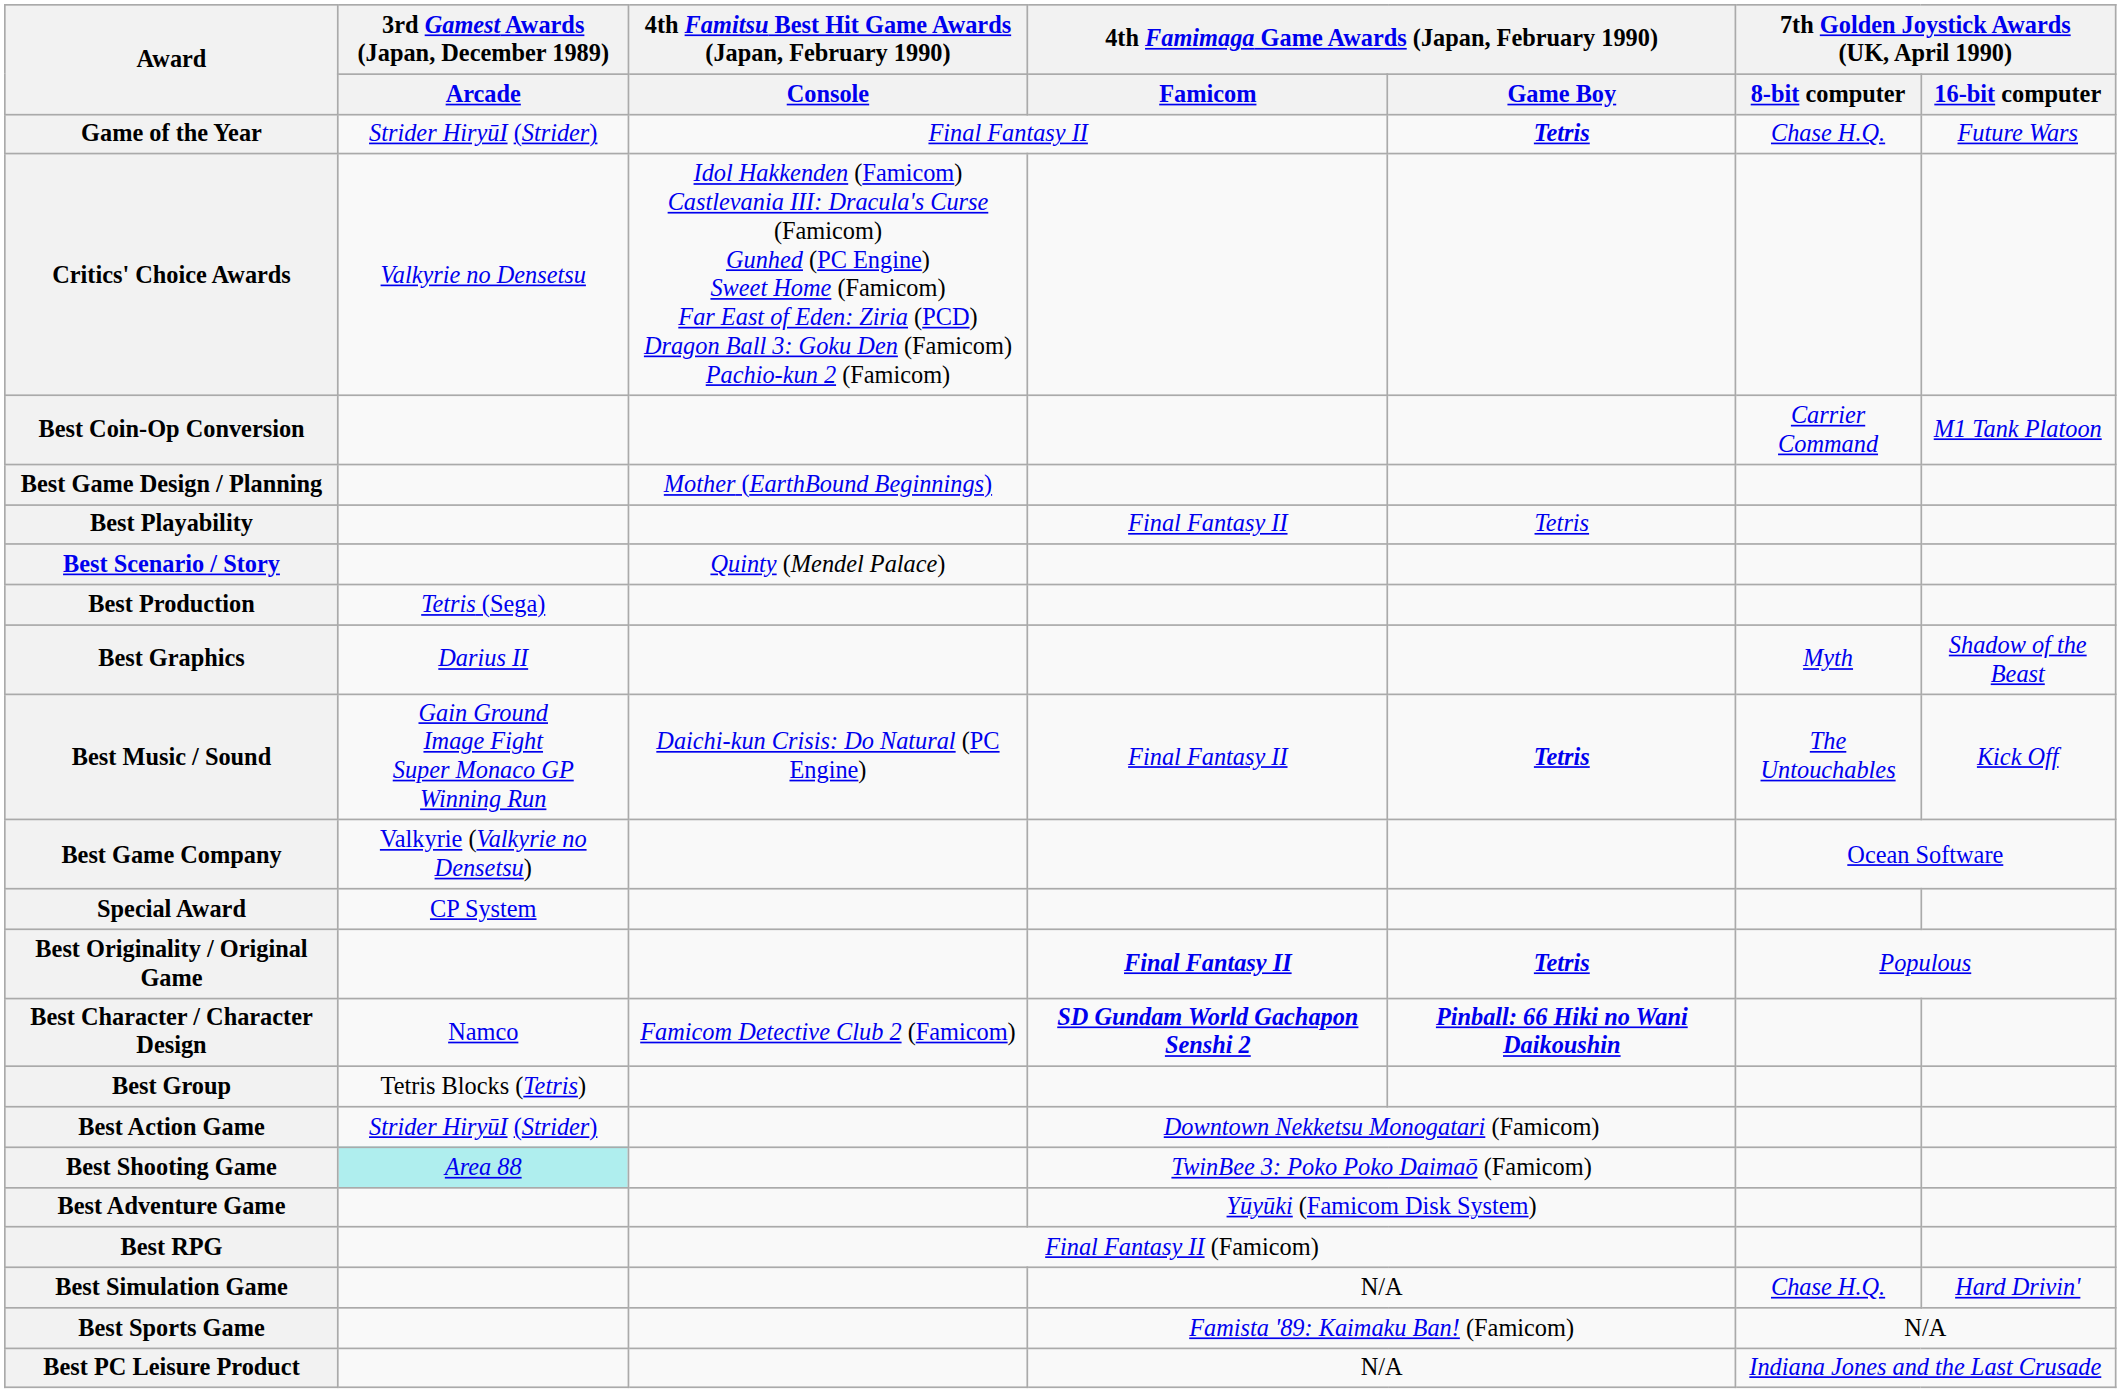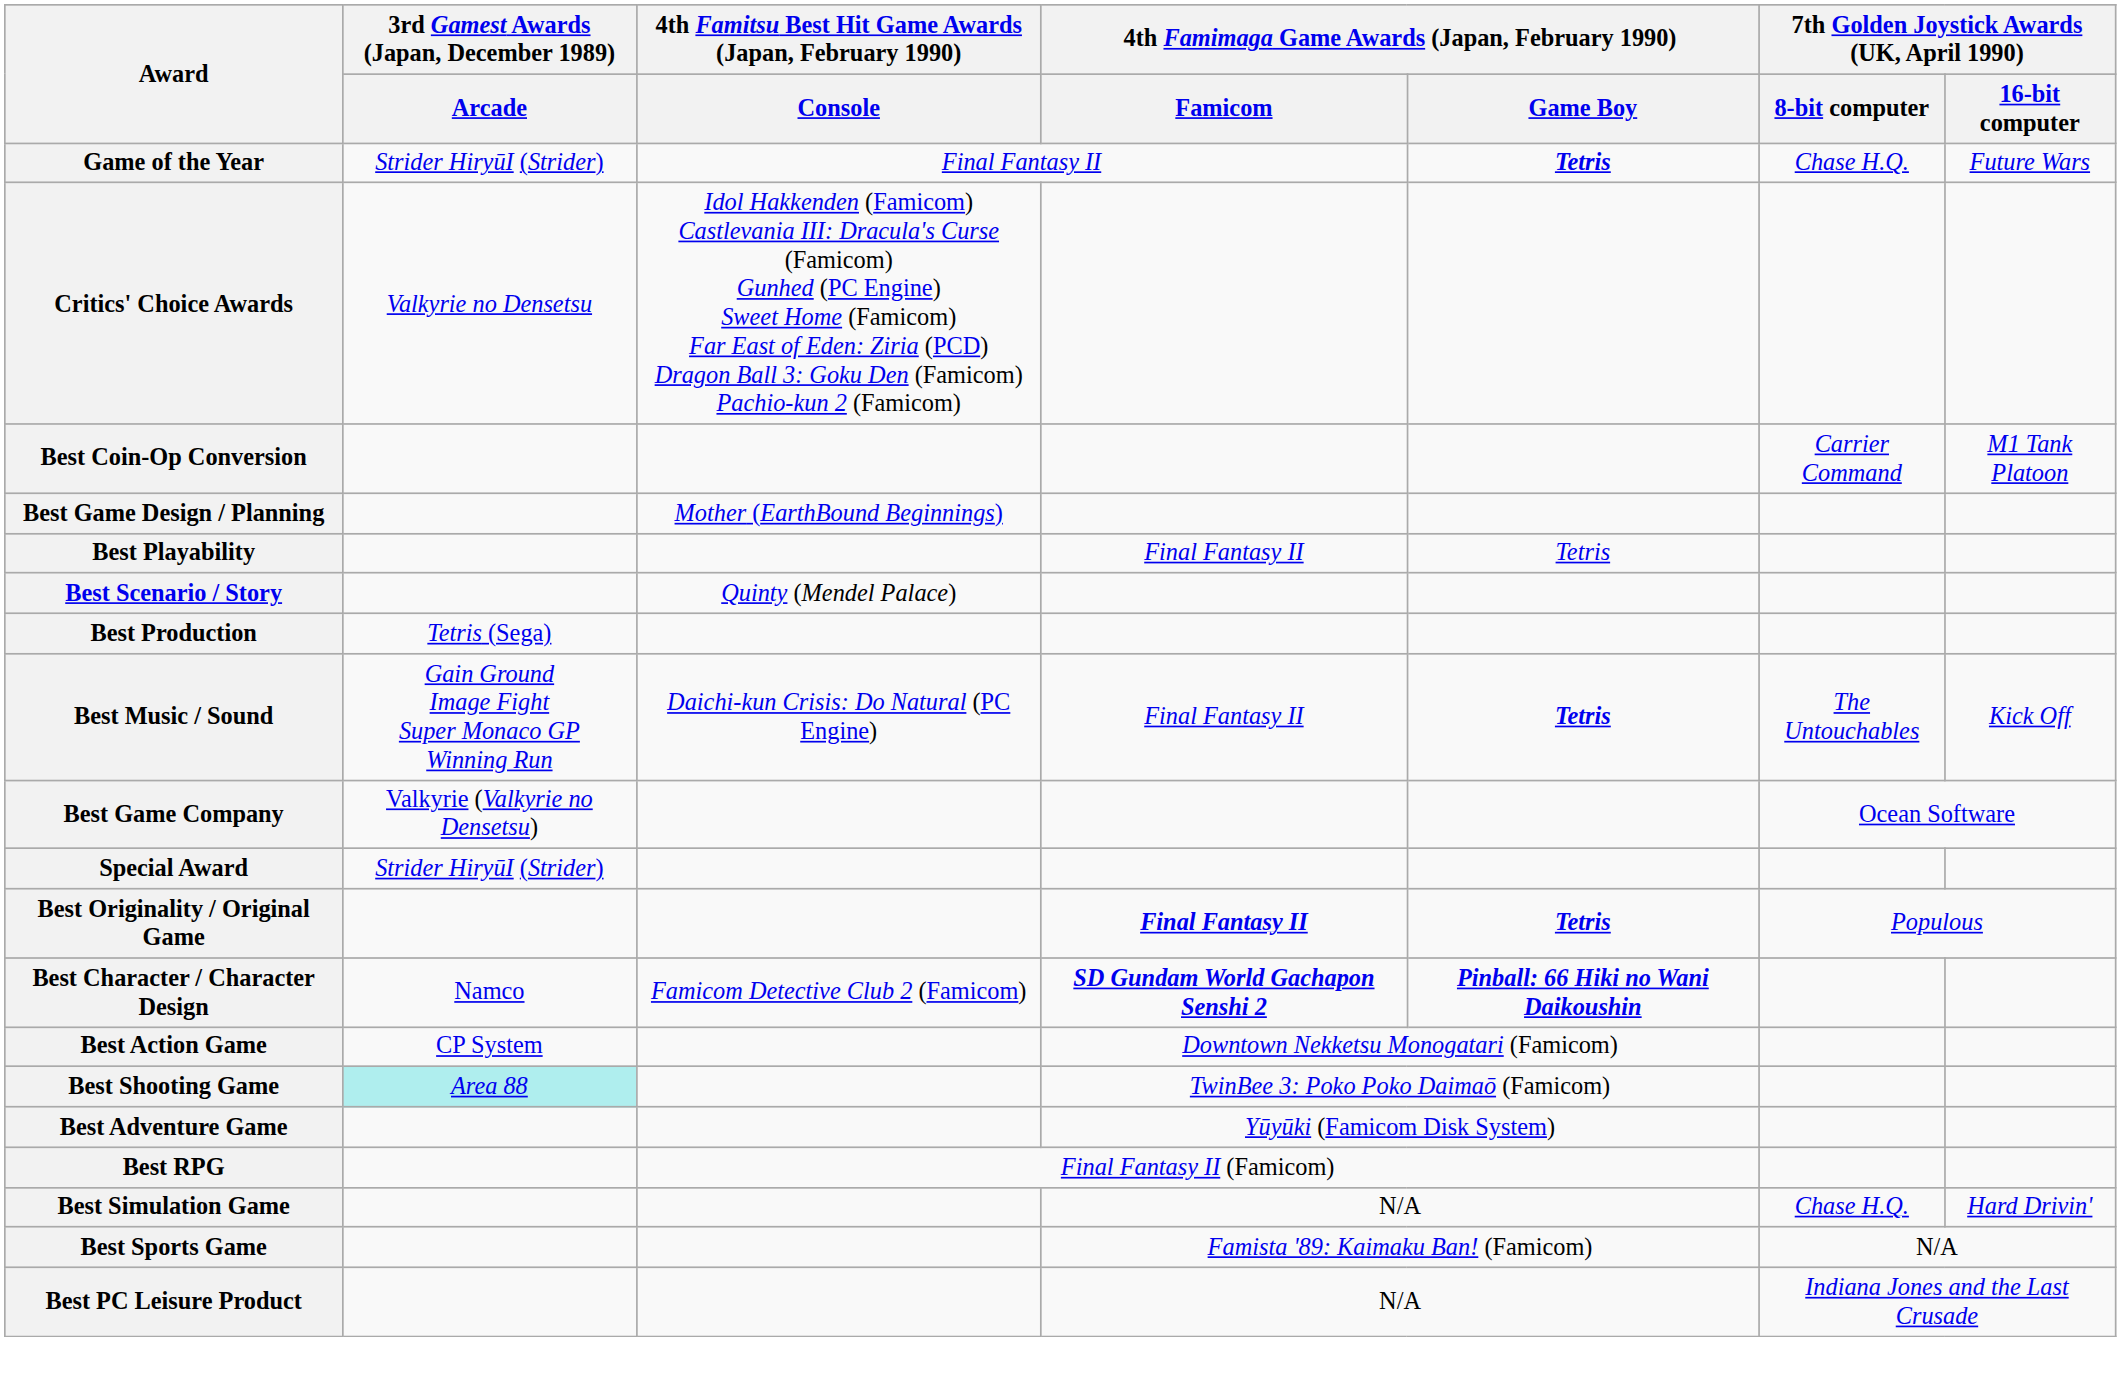- row: (171, 659)
(483, 908) CP System -> (489, 868) Strider HiryūI (Strider)
- row: (171, 1086)
(483, 1126) Strider HiryūI (Strider) -> (489, 1046) CP System
